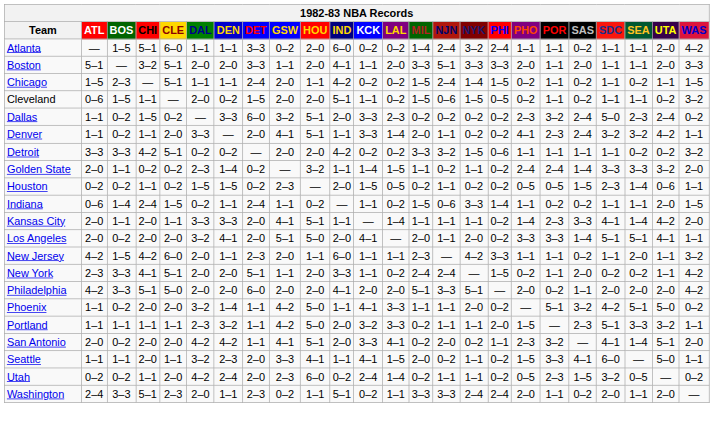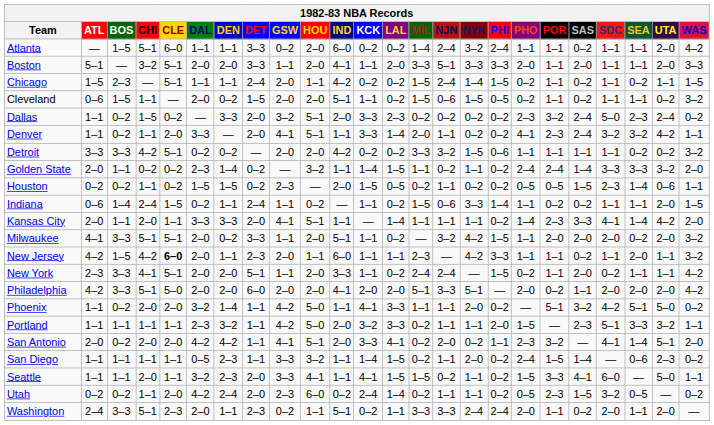(256, 117) 6–0 -> (256, 117) 2–0
- row: (37, 238)
+ row: (33, 238)
(173, 256) normal -> (173, 256) bold
(638, 273) 0–2 -> (638, 273) 1–1
+ row: (32, 360)
(421, 360) 2–0 -> (421, 377) 1–5
